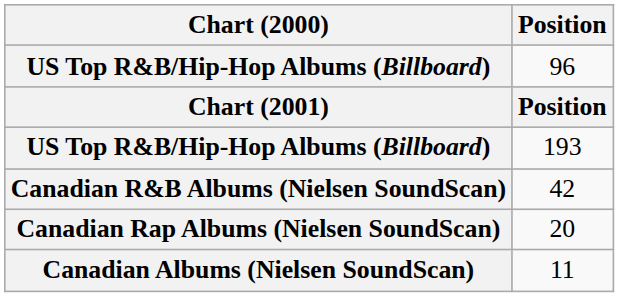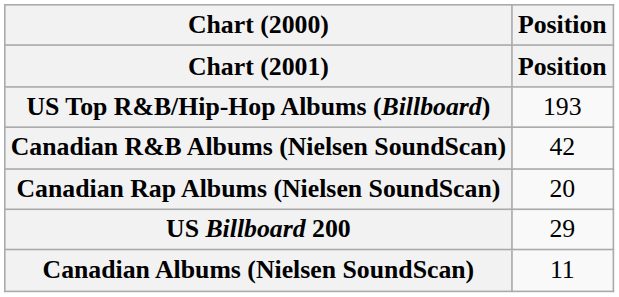- row: (562, 65)
+ row: (562, 229)
